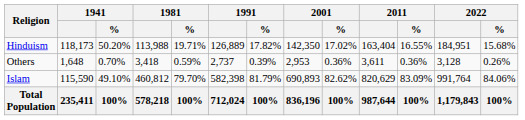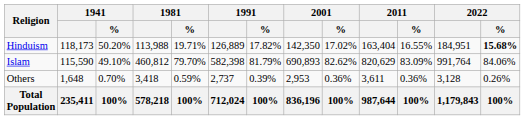(499, 45) normal -> (500, 45) bold
rows swapped: (18, 78) <-> (21, 62)
